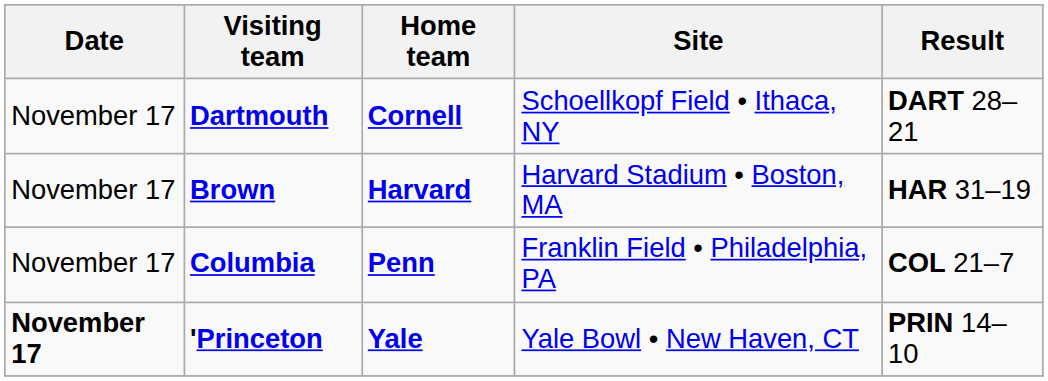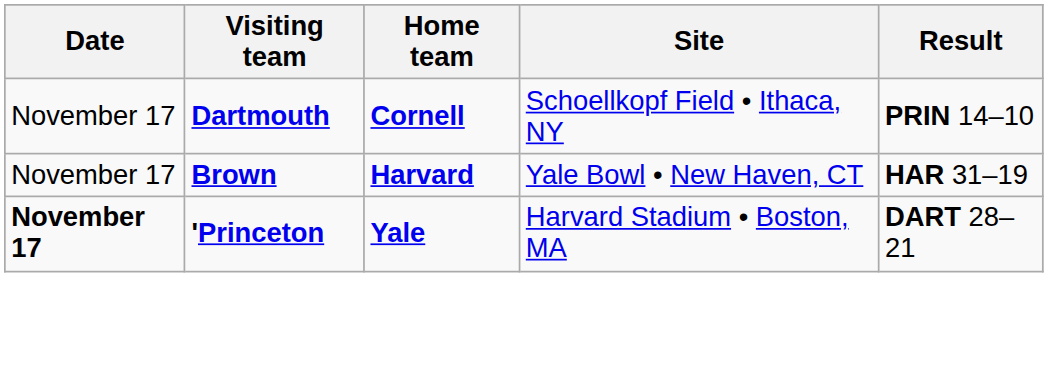(953, 115) DART 28–21 -> (960, 115) PRIN 14–10
(683, 189) Harvard Stadium • Boston, MA -> (695, 174) Yale Bowl • New Haven, CT
- row: (252, 264)
(690, 338) Yale Bowl • New Haven, CT -> (687, 233) Harvard Stadium • Boston, MA
(947, 338) PRIN 14–10 -> (950, 233) DART 28–21
